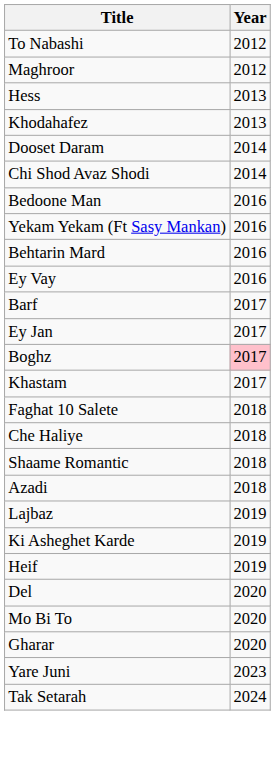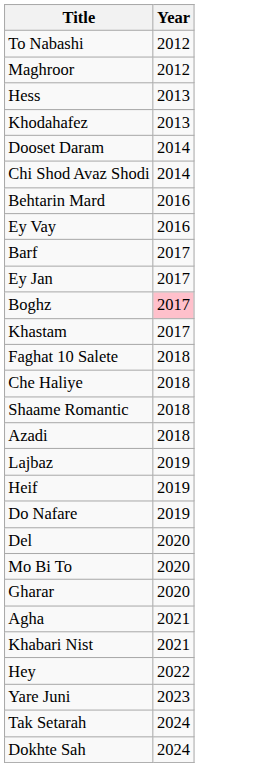- row: (55, 200)
- row: (117, 226)
- row: (71, 540)
+ row: (43, 514)
+ row: (26, 618)
+ row: (51, 644)
+ row: (22, 670)
+ row: (47, 749)
